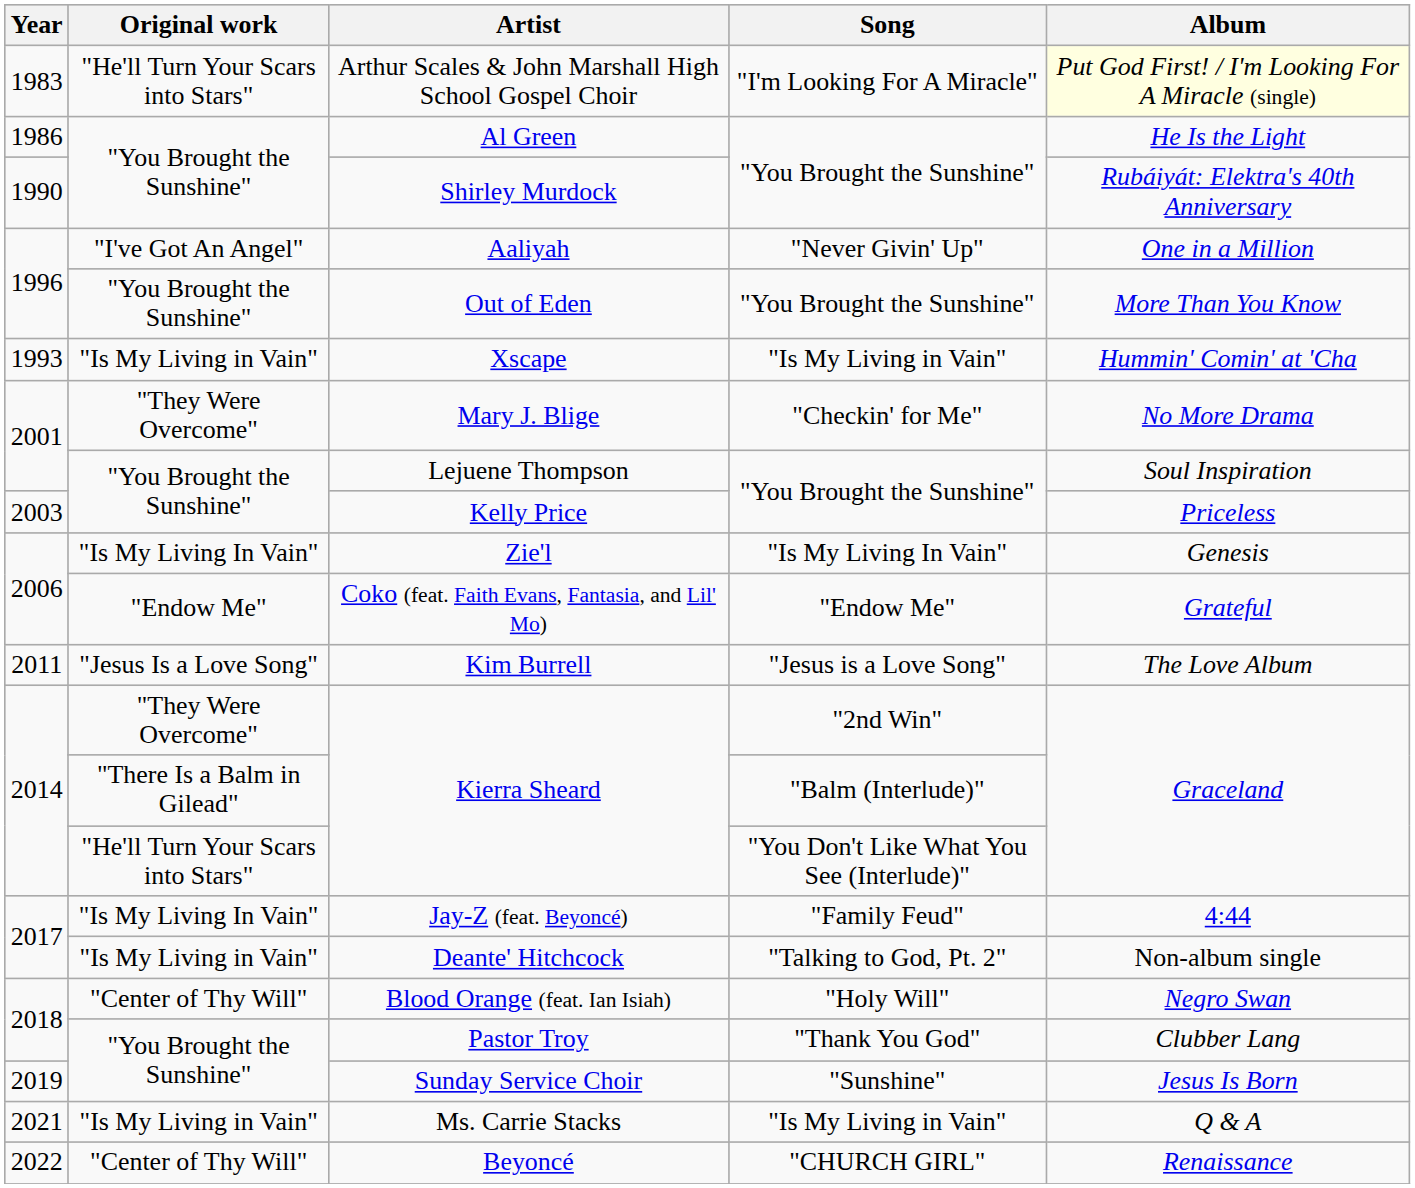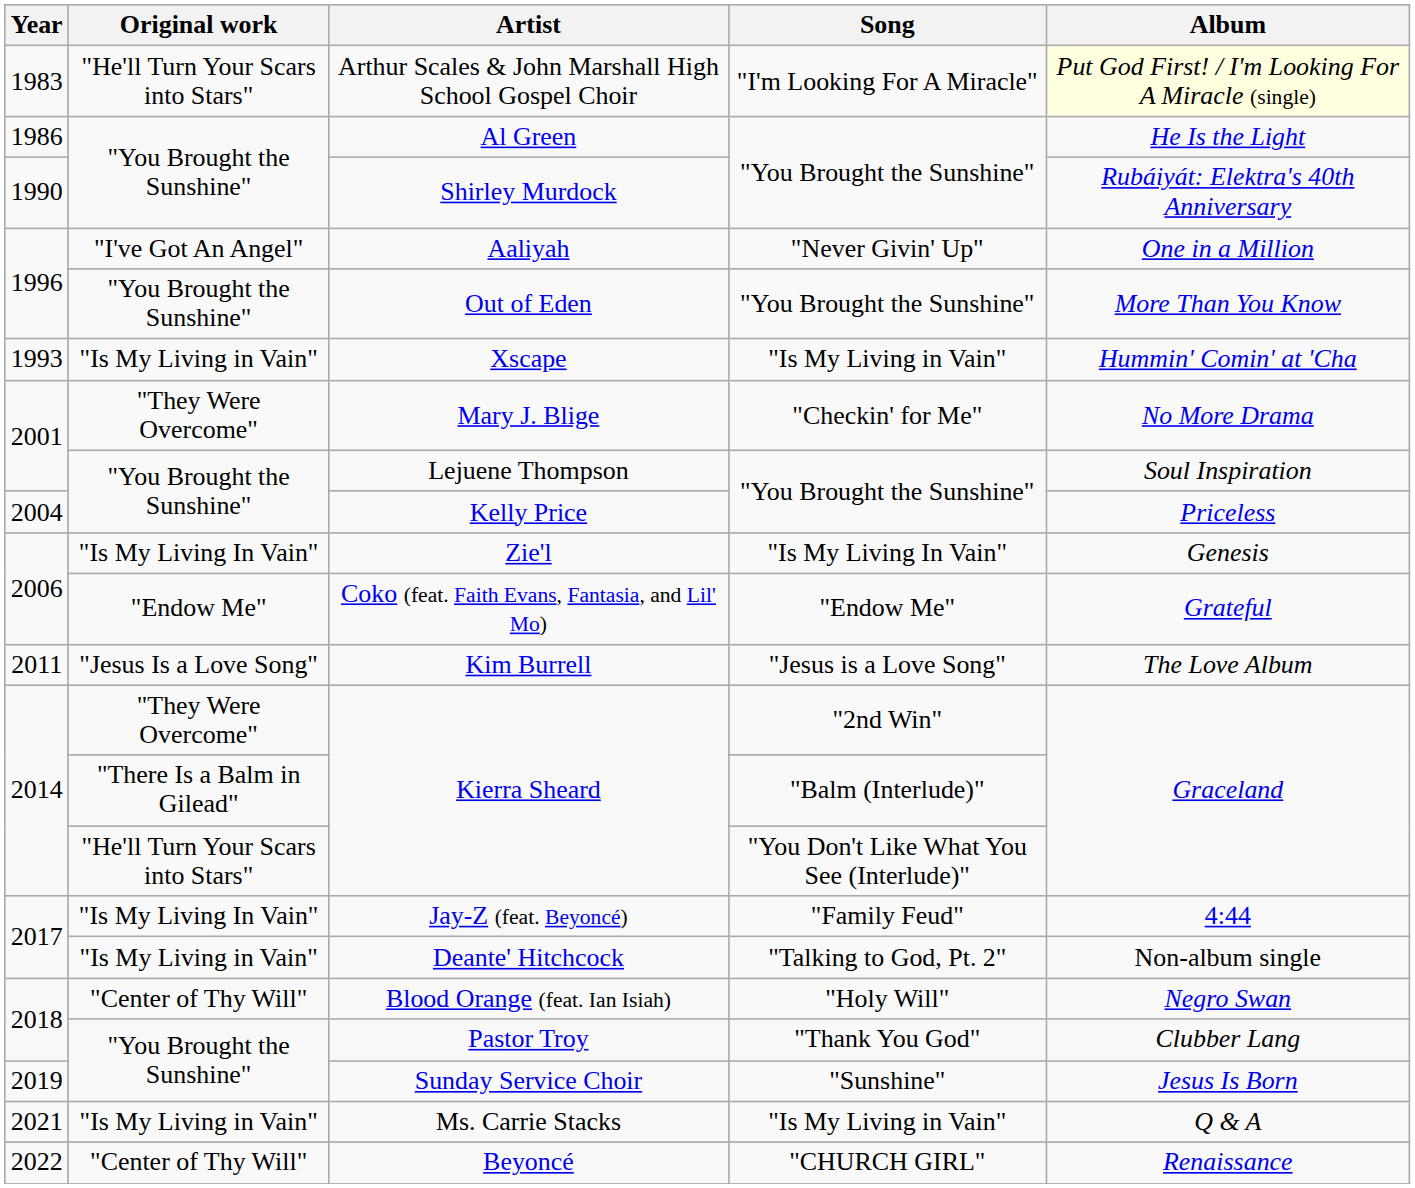(37, 511) 2003 -> (37, 511) 2004
